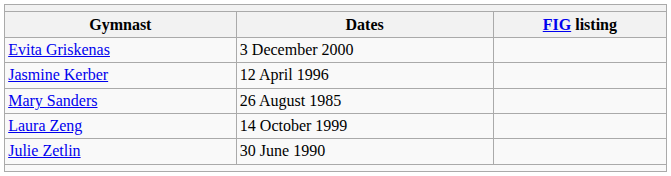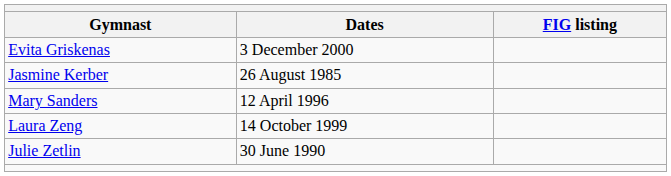(284, 75) 12 April 1996 -> (290, 75) 26 August 1985
(290, 100) 26 August 1985 -> (284, 100) 12 April 1996
